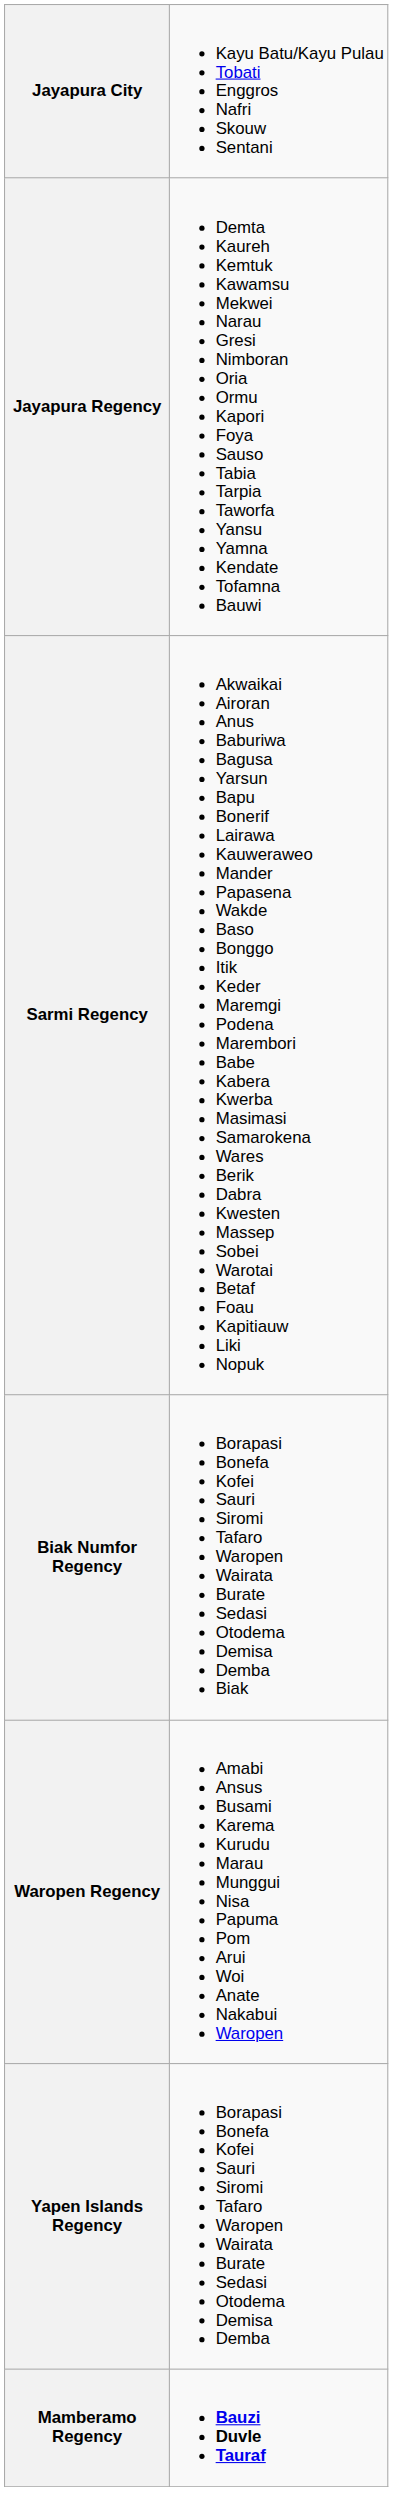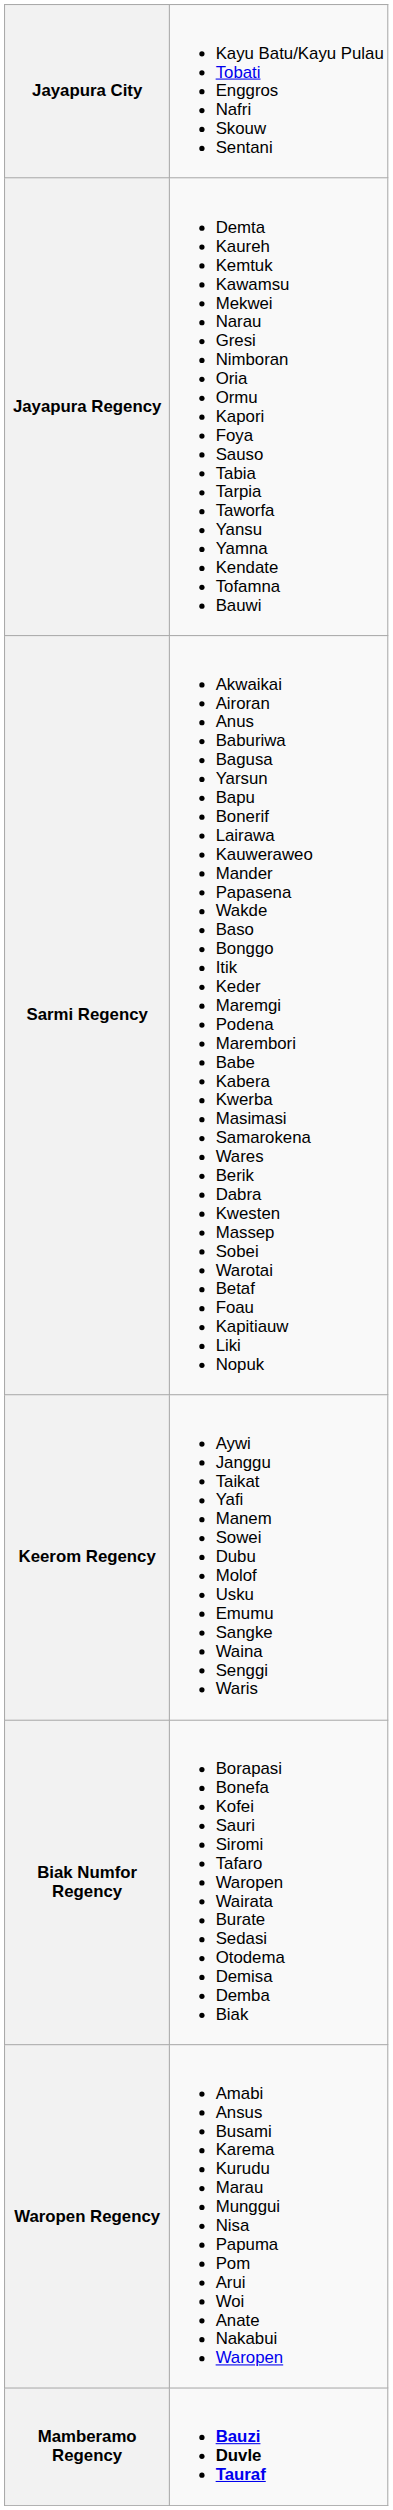+ row: (87, 1557)
- row: (87, 2216)
